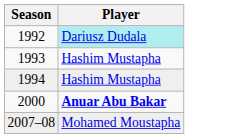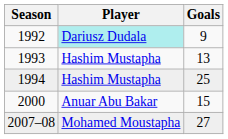+ column: (203, 15)
(114, 101) bold -> (109, 101) normal
